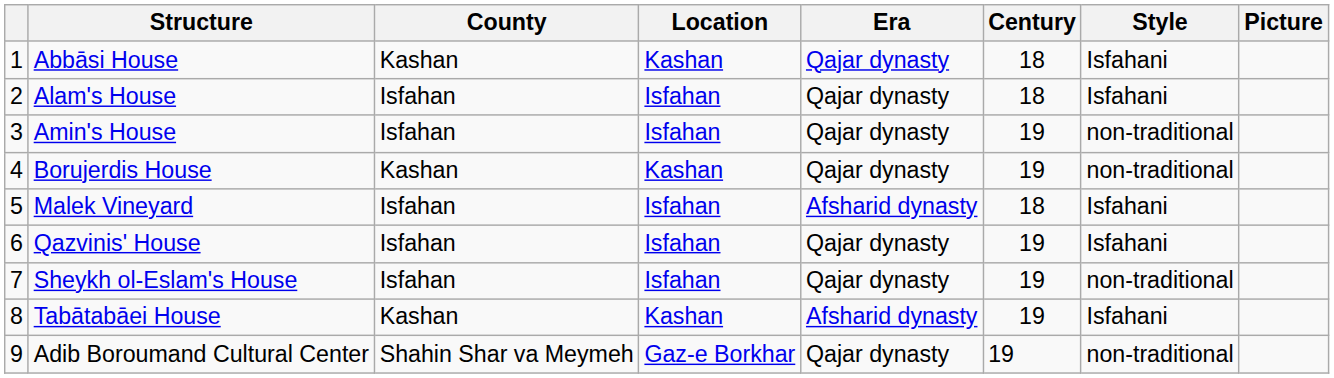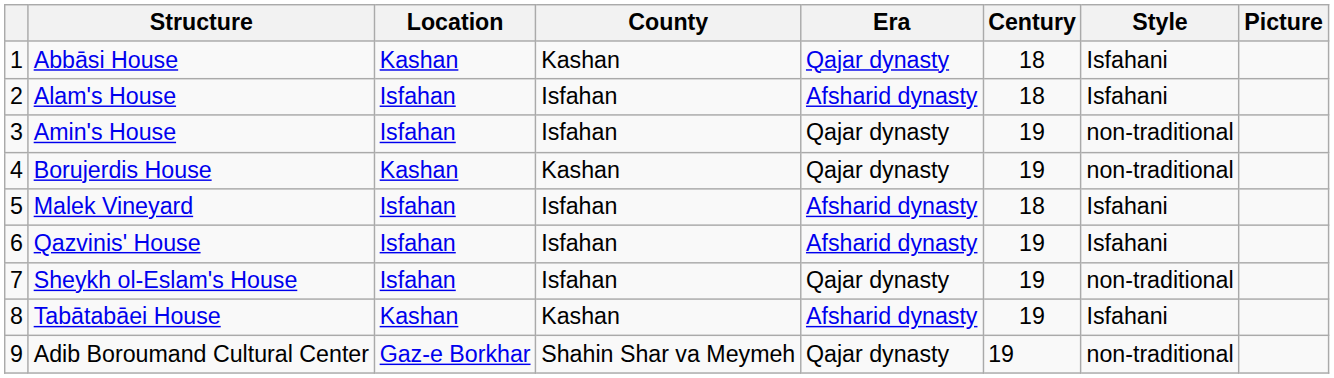columns swapped: (720, 22) <-> (507, 22)
(878, 96) Qajar dynasty -> (892, 96) Afsharid dynasty
(878, 243) Qajar dynasty -> (892, 243) Afsharid dynasty
